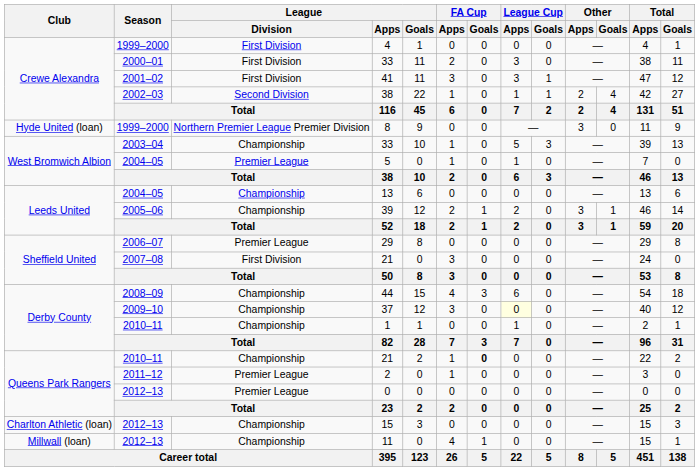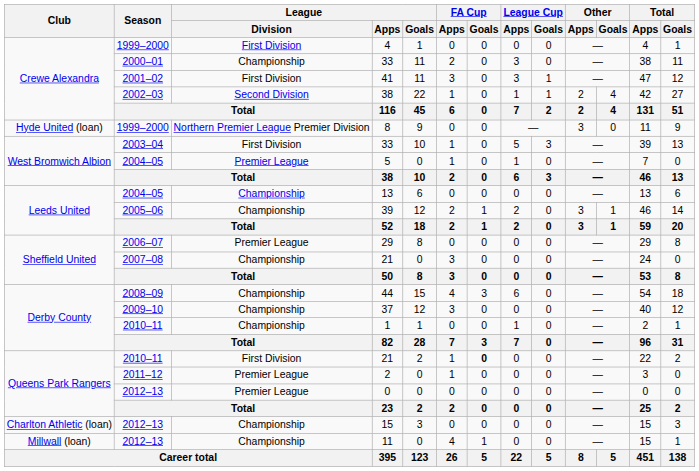(272, 62) First Division -> (272, 62) Championship
(272, 144) Championship -> (272, 144) First Division
(272, 260) First Division -> (272, 260) Championship
(516, 309) lightyellow background -> (516, 309) no background
(272, 359) Championship -> (272, 359) First Division
